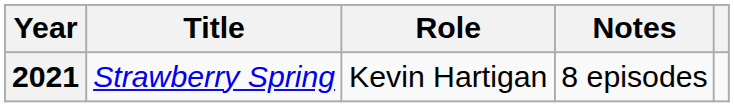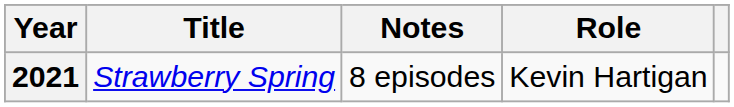columns swapped: (448, 28) <-> (635, 28)
